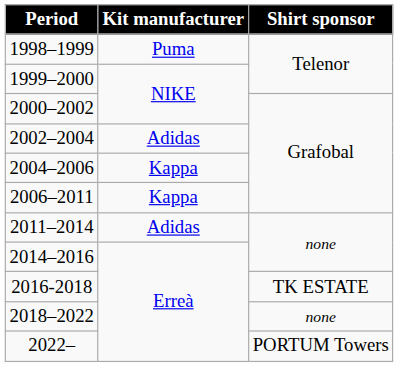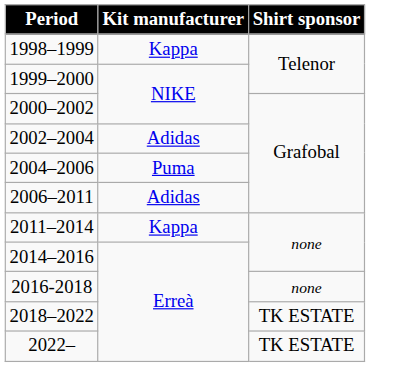(173, 49) Puma -> (173, 49) Kappa
(173, 167) Kappa -> (173, 167) Puma
(173, 197) Kappa -> (173, 197) Adidas
(173, 227) Adidas -> (173, 227) Kappa
(321, 286) TK ESTATE -> (307, 287) none
(321, 317) none -> (307, 316) TK ESTATE
(321, 345) PORTUM Towers -> (307, 345) TK ESTATE
